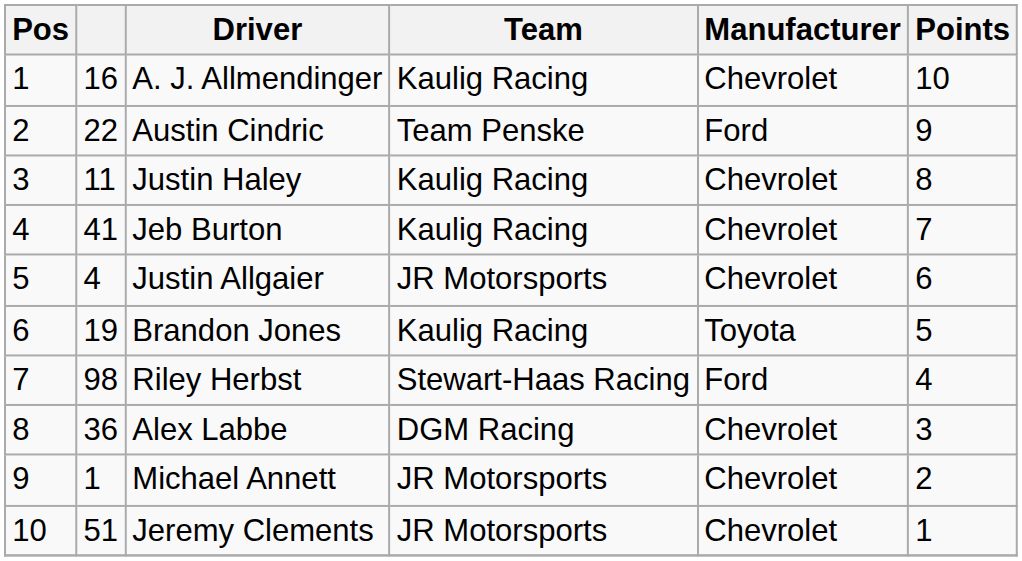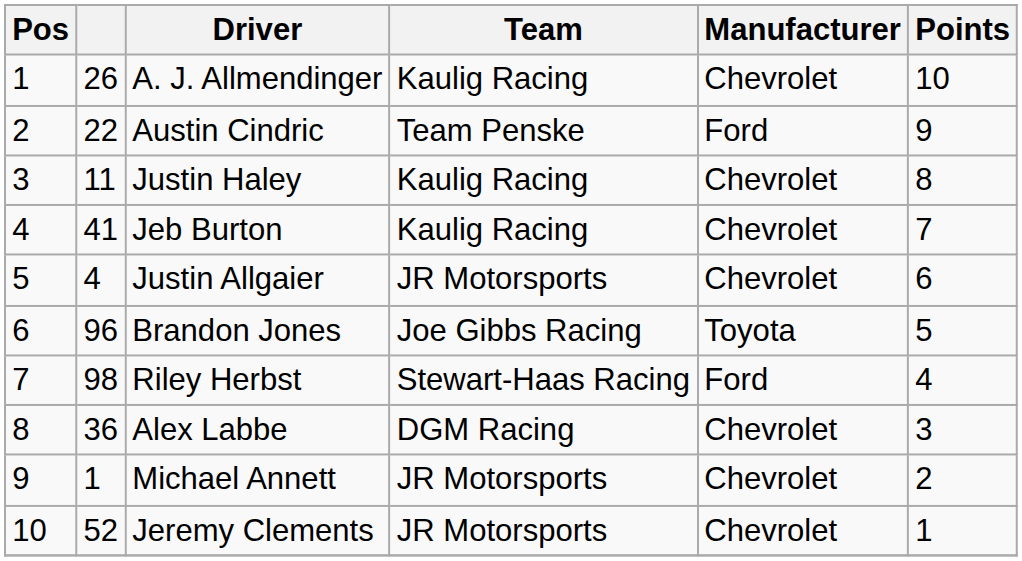(101, 79) 16 -> (101, 79) 26
(101, 329) 19 -> (101, 329) 96
(493, 329) Kaulig Racing -> (519, 329) Joe Gibbs Racing
(101, 529) 51 -> (101, 529) 52
